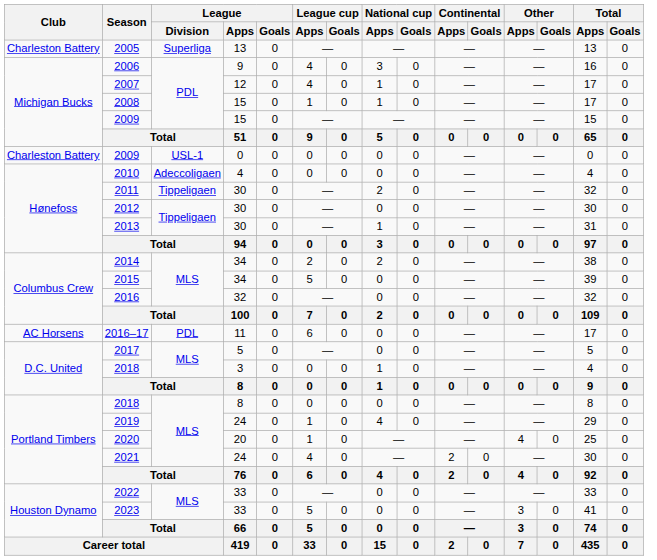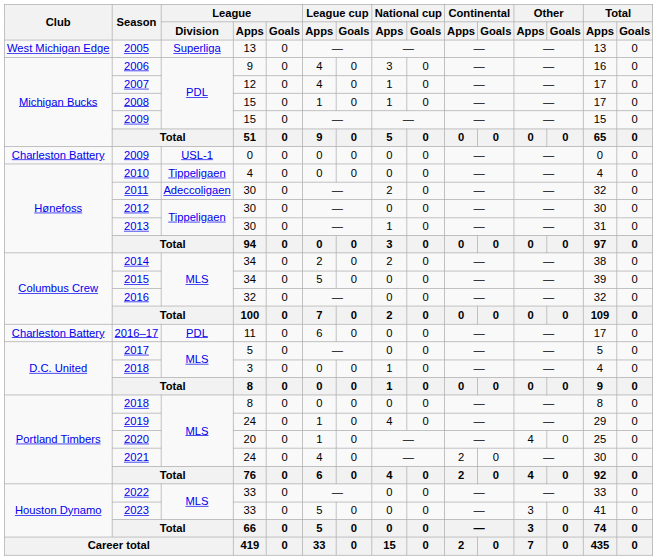(53, 48) Charleston Battery -> (58, 48) West Michigan Edge
(187, 173) Adeccoligaen -> (197, 173) Tippeligaen
(187, 191) Tippeligaen -> (197, 191) Adeccoligaen
(53, 333) AC Horsens -> (58, 333) Charleston Battery
